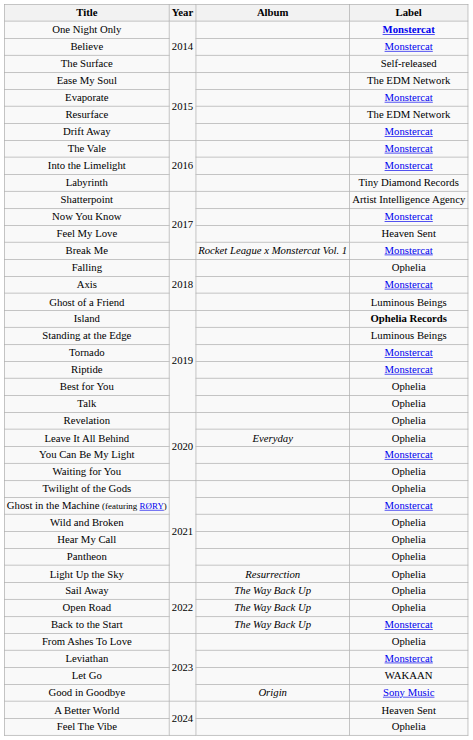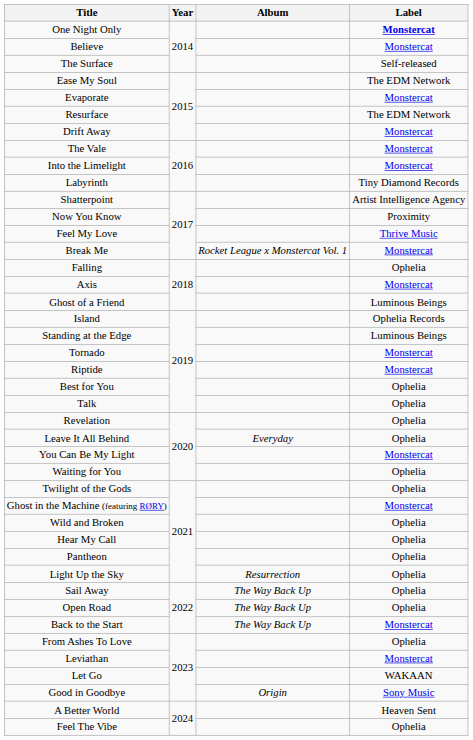(409, 217) Monstercat -> (409, 217) Proximity
(409, 234) Heaven Sent -> (409, 234) Thrive Music
(409, 319) bold -> (409, 319) normal
